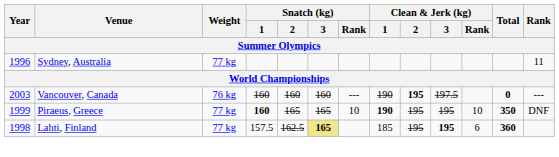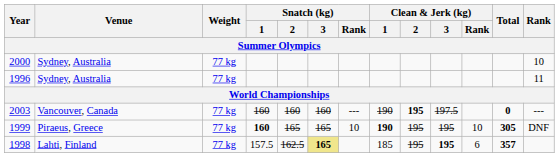+ row: (20, 62)
(224, 95) 76 kg -> (224, 111) 77 kg
(508, 111) 350 -> (508, 128) 305
(508, 128) 360 -> (508, 144) 357
